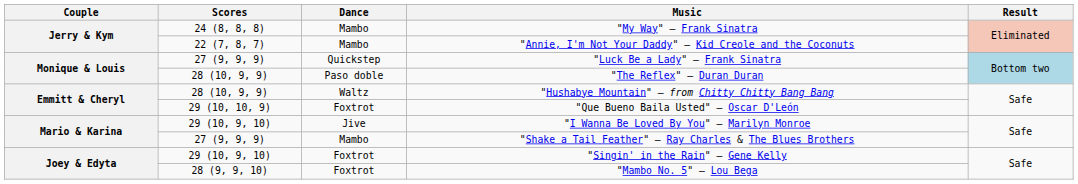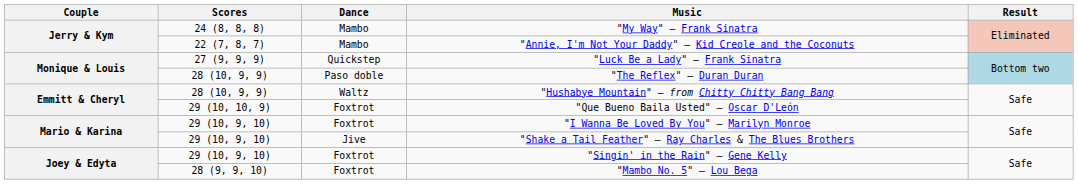(354, 124) Jive -> (354, 124) Foxtrot
(230, 139) 27 (9, 9, 9) -> (230, 139) 29 (10, 9, 10)
(354, 139) Mambo -> (354, 139) Jive
